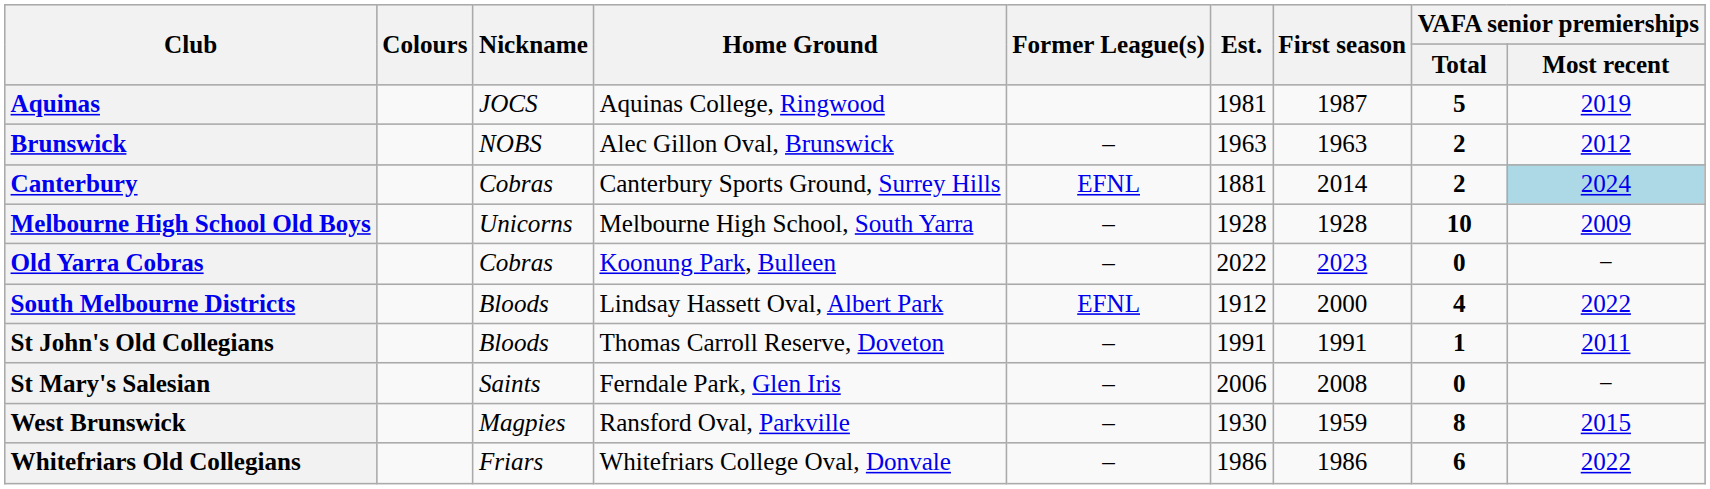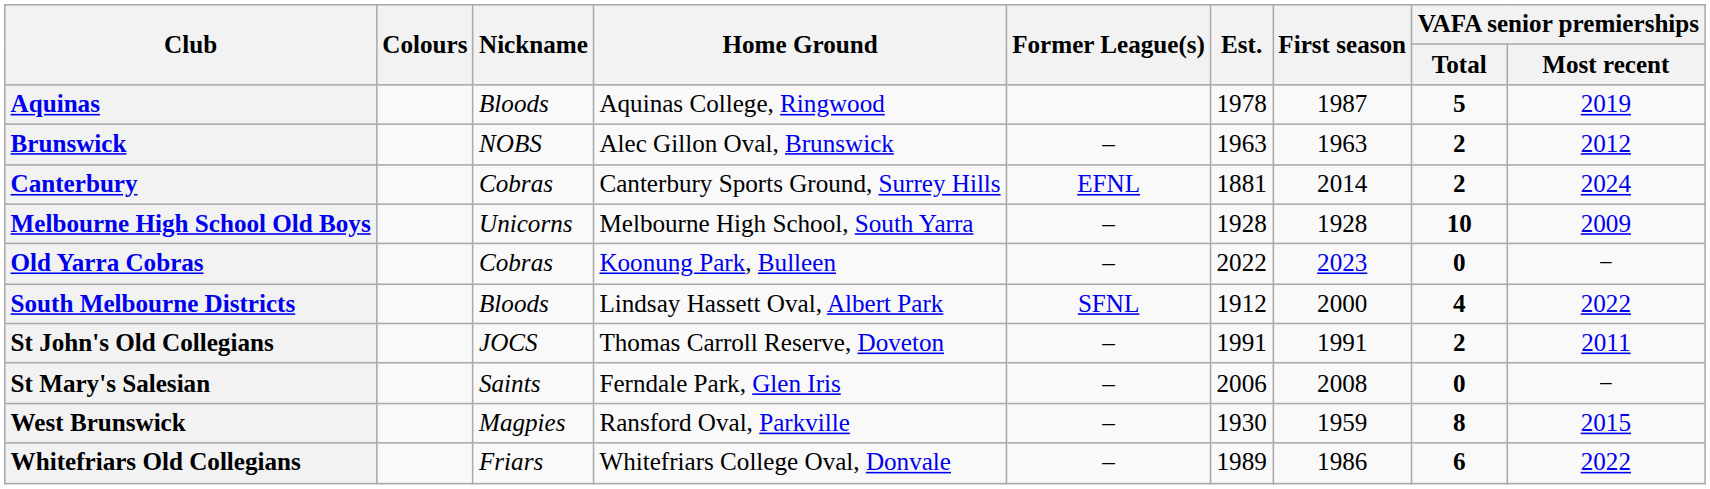(508, 104) JOCS -> (514, 104) Bloods
(1242, 104) 1981 -> (1242, 104) 1978
(1606, 183) lightblue background -> (1606, 183) no background
(1109, 303) EFNL -> (1109, 303) SFNL
(514, 343) Bloods -> (508, 343) JOCS
(1459, 343) 1 -> (1459, 343) 2
(1242, 462) 1986 -> (1242, 462) 1989
